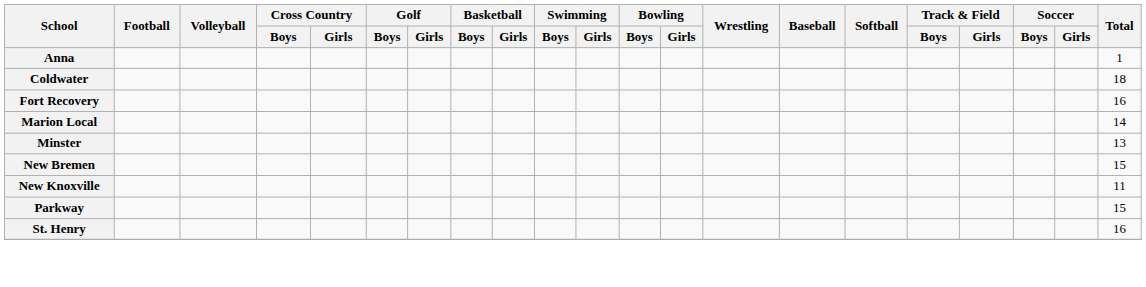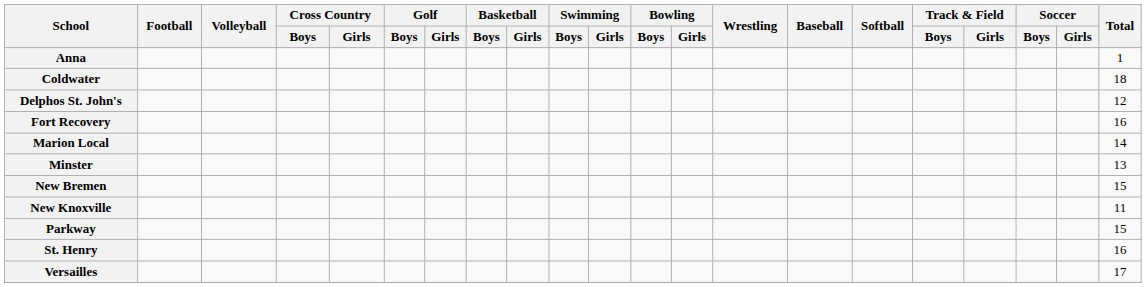+ row: (71, 101)
+ row: (71, 272)
